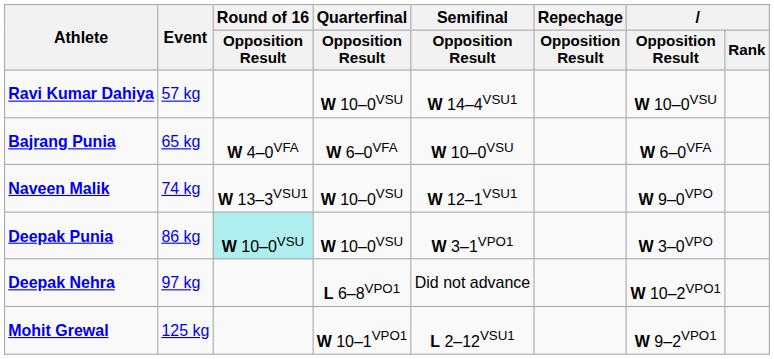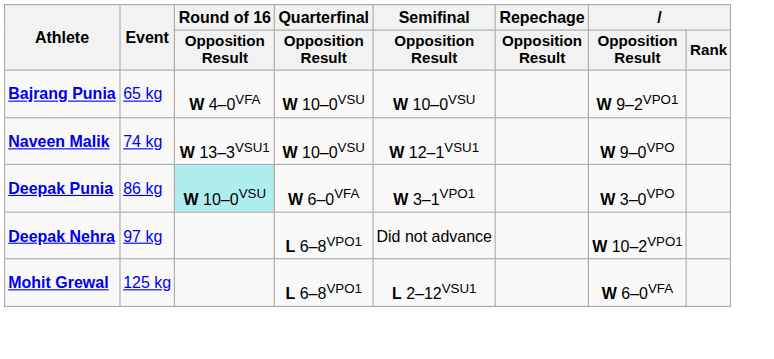- row: (81, 94)
(362, 150) W 6–0VFA -> (324, 103) W 10–0VSU
(676, 150) W 6–0VFA -> (637, 103) W 9–2VPO1
(362, 245) W 10–0VSU -> (324, 198) W 6–0VFA
(362, 339) W 10–1VPO1 -> (324, 292) L 6–8VPO1
(676, 339) W 9–2VPO1 -> (637, 292) W 6–0VFA
